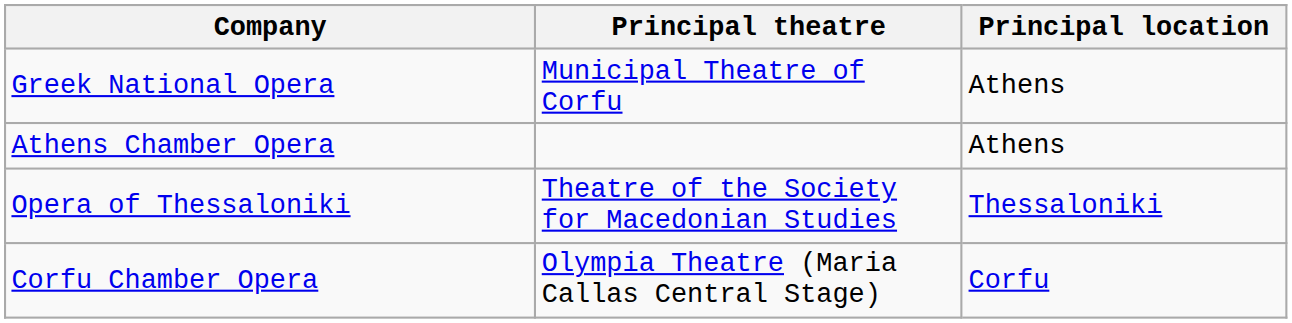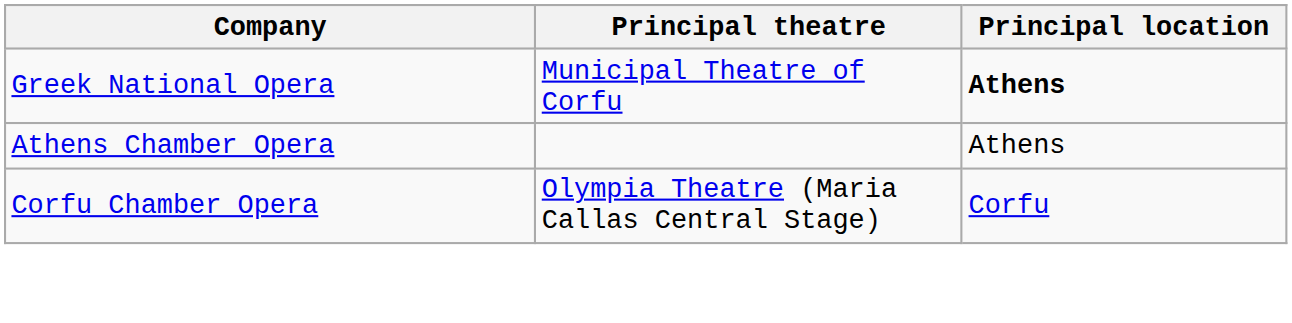(1017, 86) normal -> (1017, 86) bold
- row: (181, 205)
